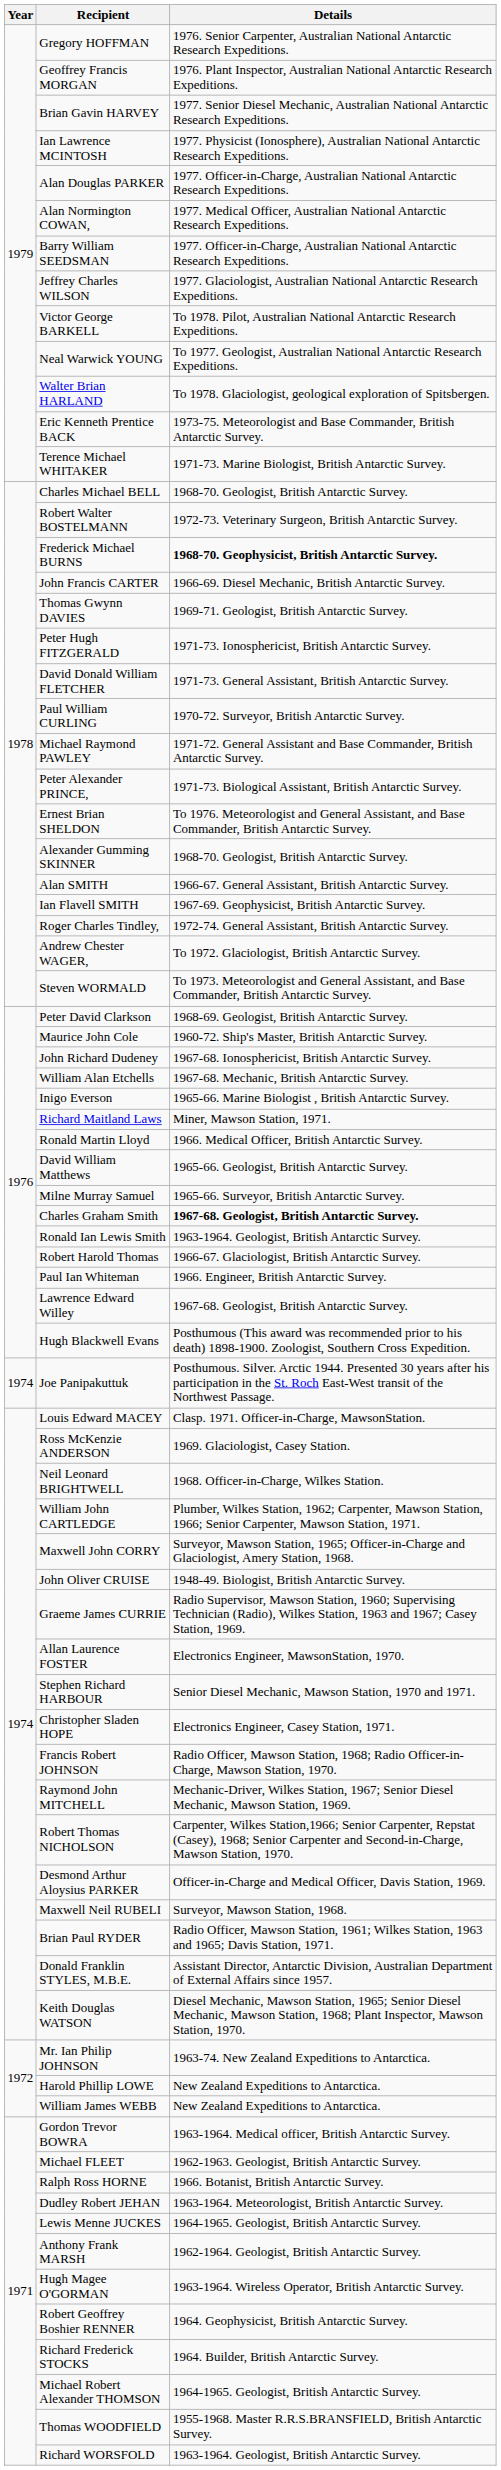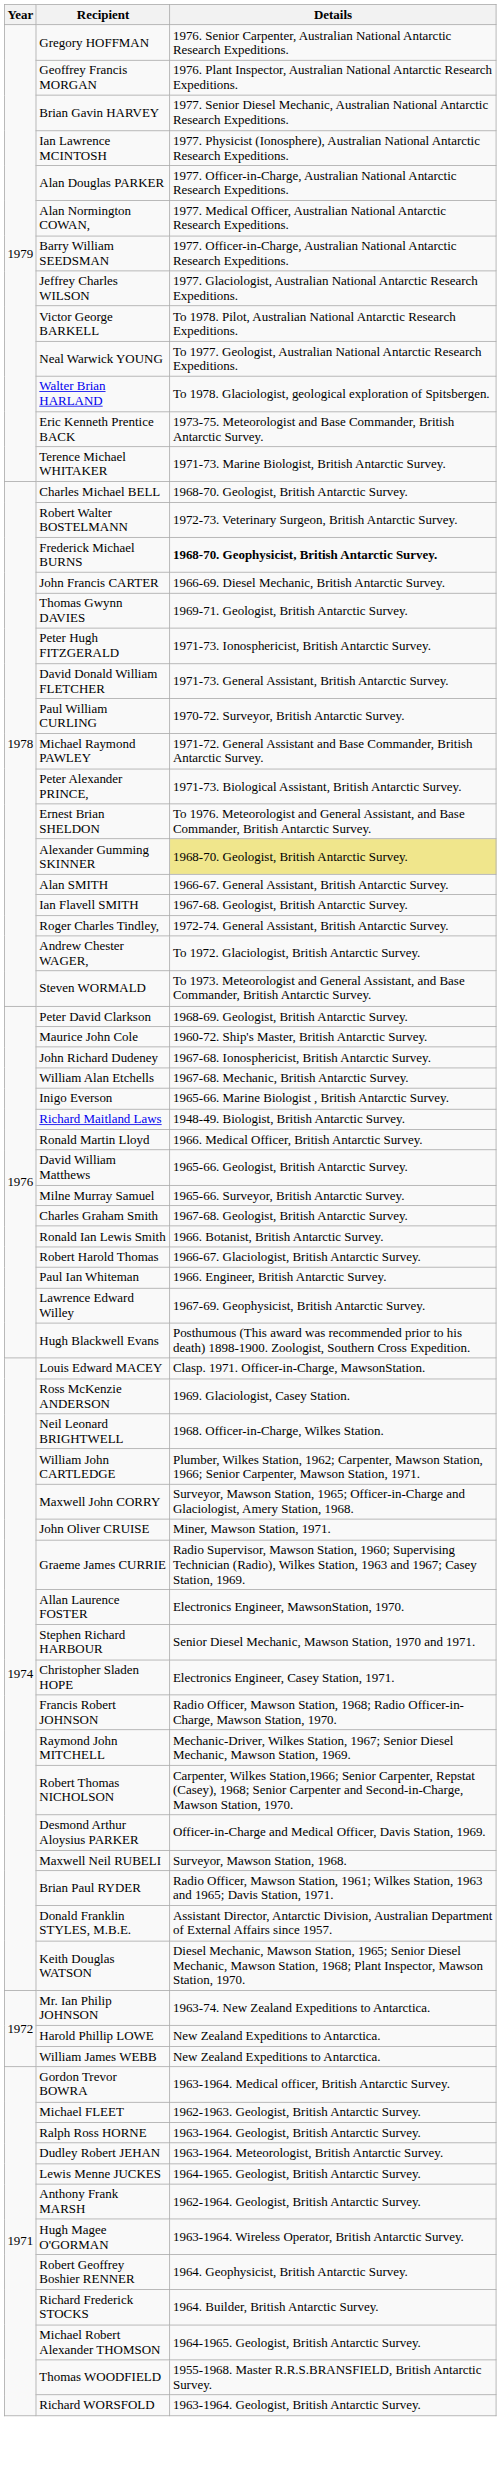(290, 856) no background -> (290, 856) khaki background
(299, 905) 1967-69. Geophysicist, British Antarctic Survey. -> (290, 905) 1967-68. Geologist, British Antarctic Survey.
(252, 1119) Miner, Mawson Station, 1971. -> (289, 1119) 1948-49. Biologist, British Antarctic Survey.
(296, 1216) bold -> (290, 1216) normal
(297, 1236) 1963-1964. Geologist, British Antarctic Survey. -> (278, 1236) 1966. Botanist, British Antarctic Survey.
(290, 1305) 1967-68. Geologist, British Antarctic Survey. -> (299, 1305) 1967-69. Geophysicist, British Antarctic Survey.
- row: (84, 1383)
(289, 1579) 1948-49. Biologist, British Antarctic Survey. -> (252, 1529) Miner, Mawson Station, 1971.
(278, 2182) 1966. Botanist, British Antarctic Survey. -> (297, 2132) 1963-1964. Geologist, British Antarctic Survey.
